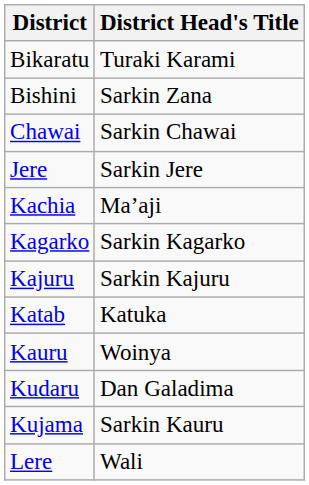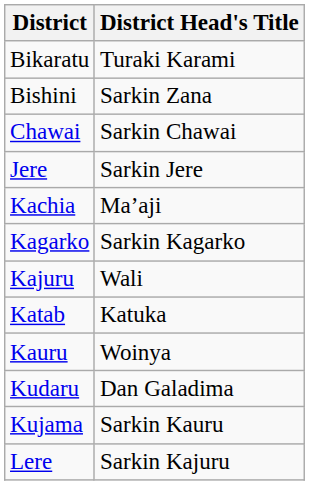(165, 278) Sarkin Kajuru -> (121, 278) Wali
(121, 461) Wali -> (165, 461) Sarkin Kajuru
